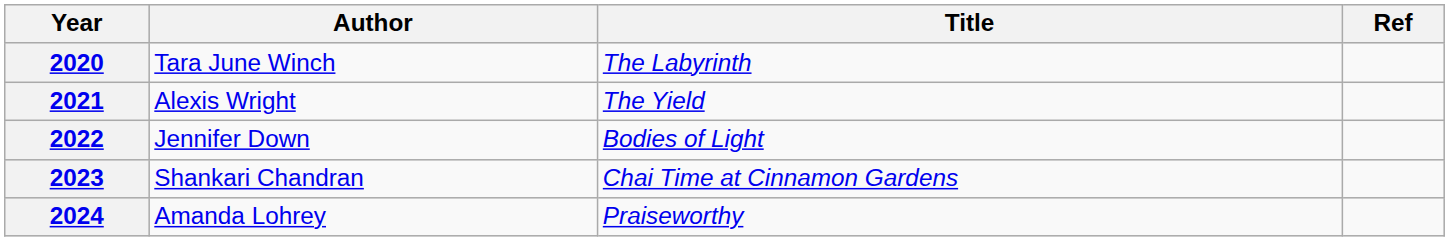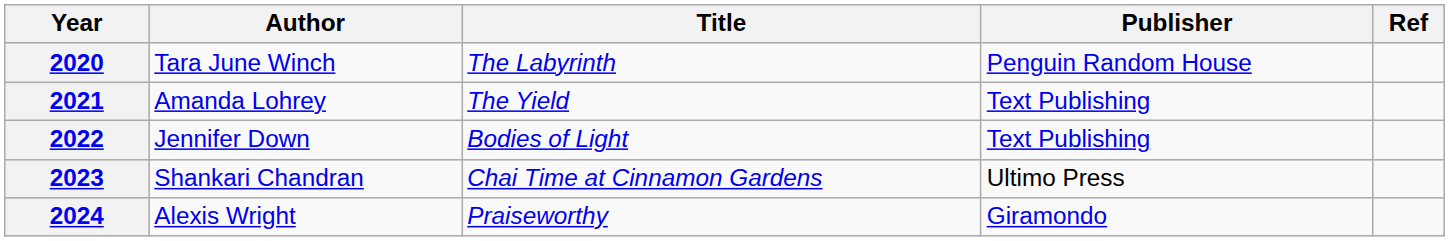+ column: (1177, 23)
(225, 100) Alexis Wright -> (240, 100) Amanda Lohrey
(240, 216) Amanda Lohrey -> (225, 216) Alexis Wright
